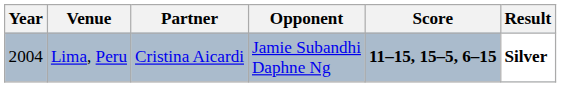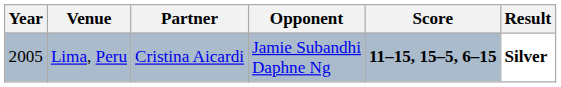(26, 57) 2004 -> (26, 57) 2005
